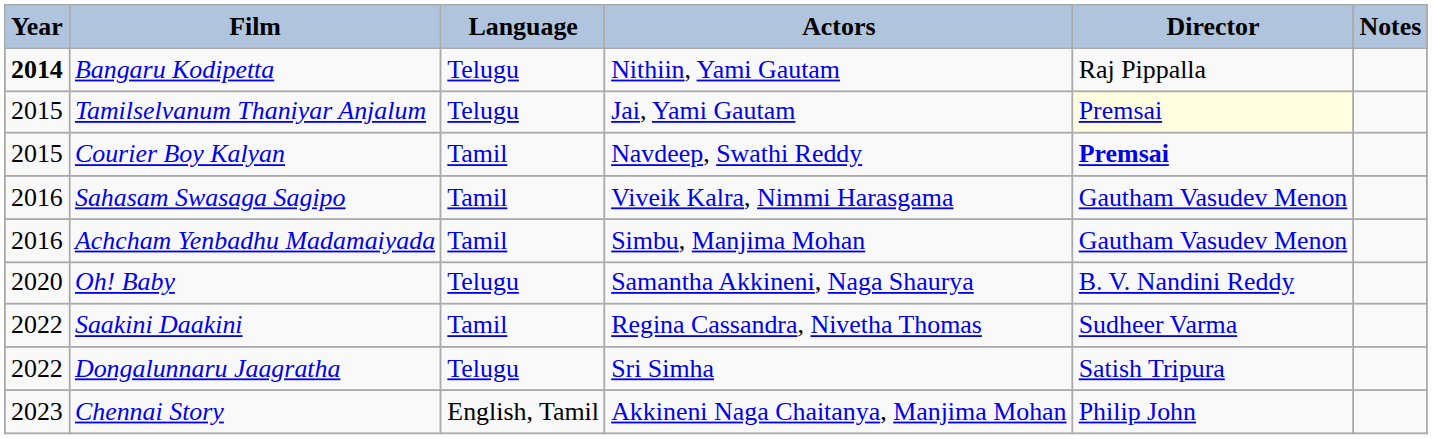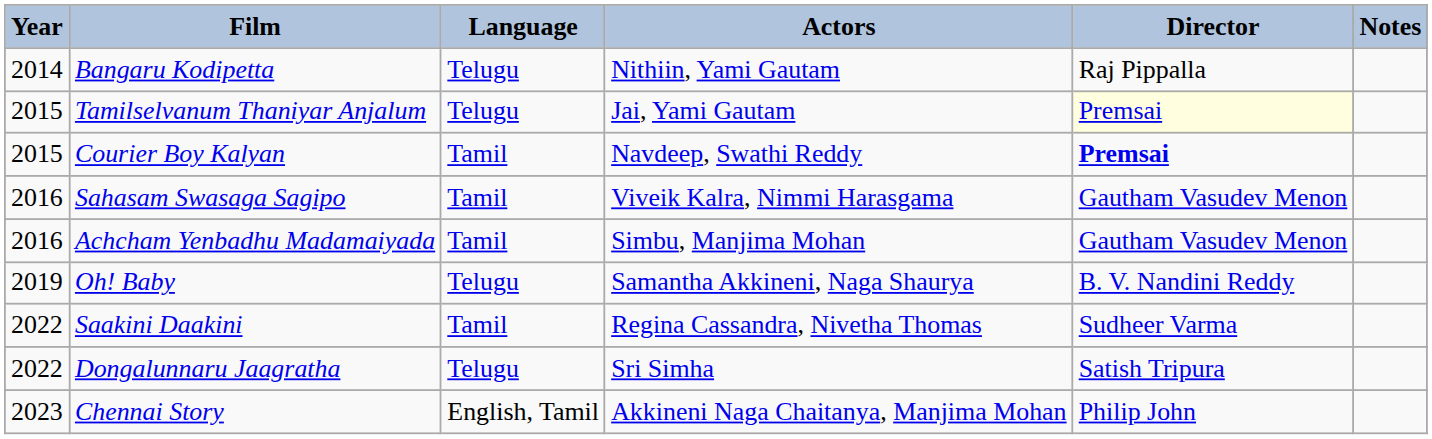(37, 69) bold -> (37, 69) normal
(37, 282) 2020 -> (37, 282) 2019
